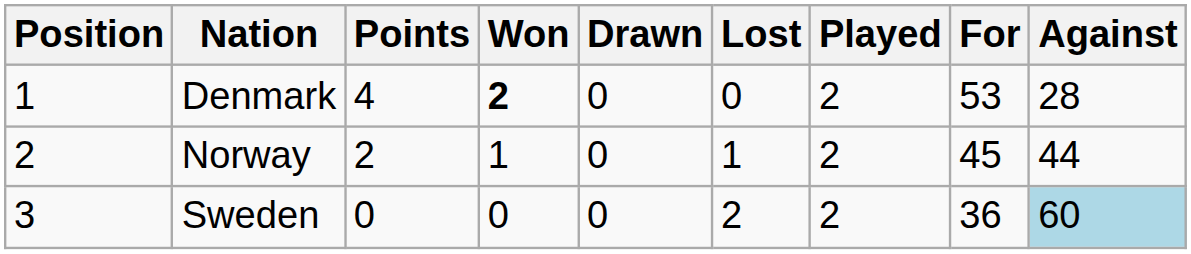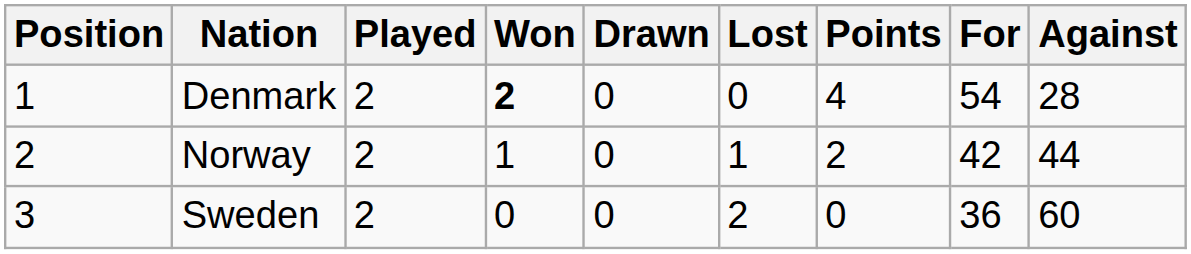columns swapped: (880, 34) <-> (412, 34)
(980, 95) 53 -> (980, 95) 54
(980, 155) 45 -> (980, 155) 42
(1059, 215) lightblue background -> (1059, 215) no background
